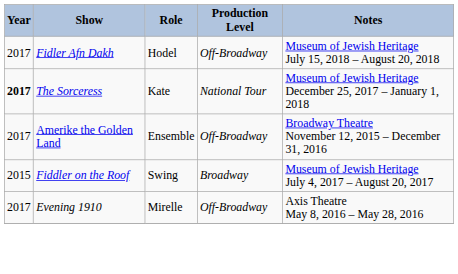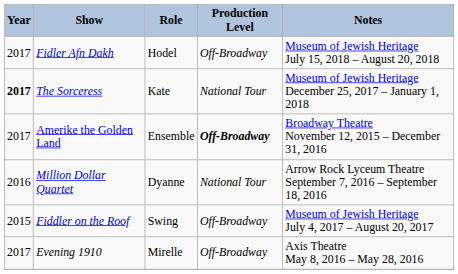(234, 136) normal -> (235, 136) bold
+ row: (71, 182)
(224, 175) Broadway -> (234, 220) Off-Broadway
